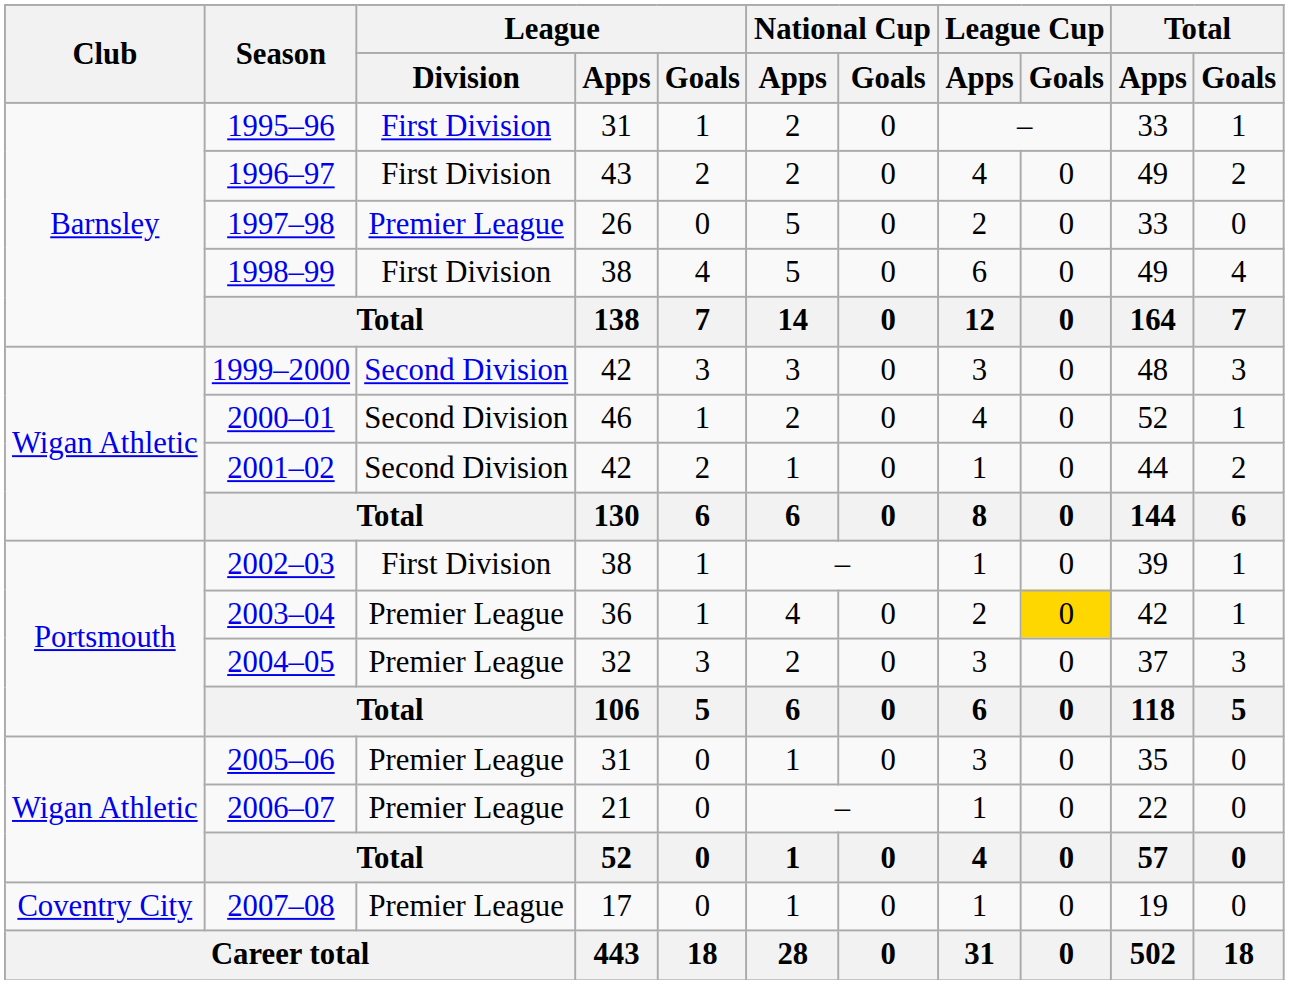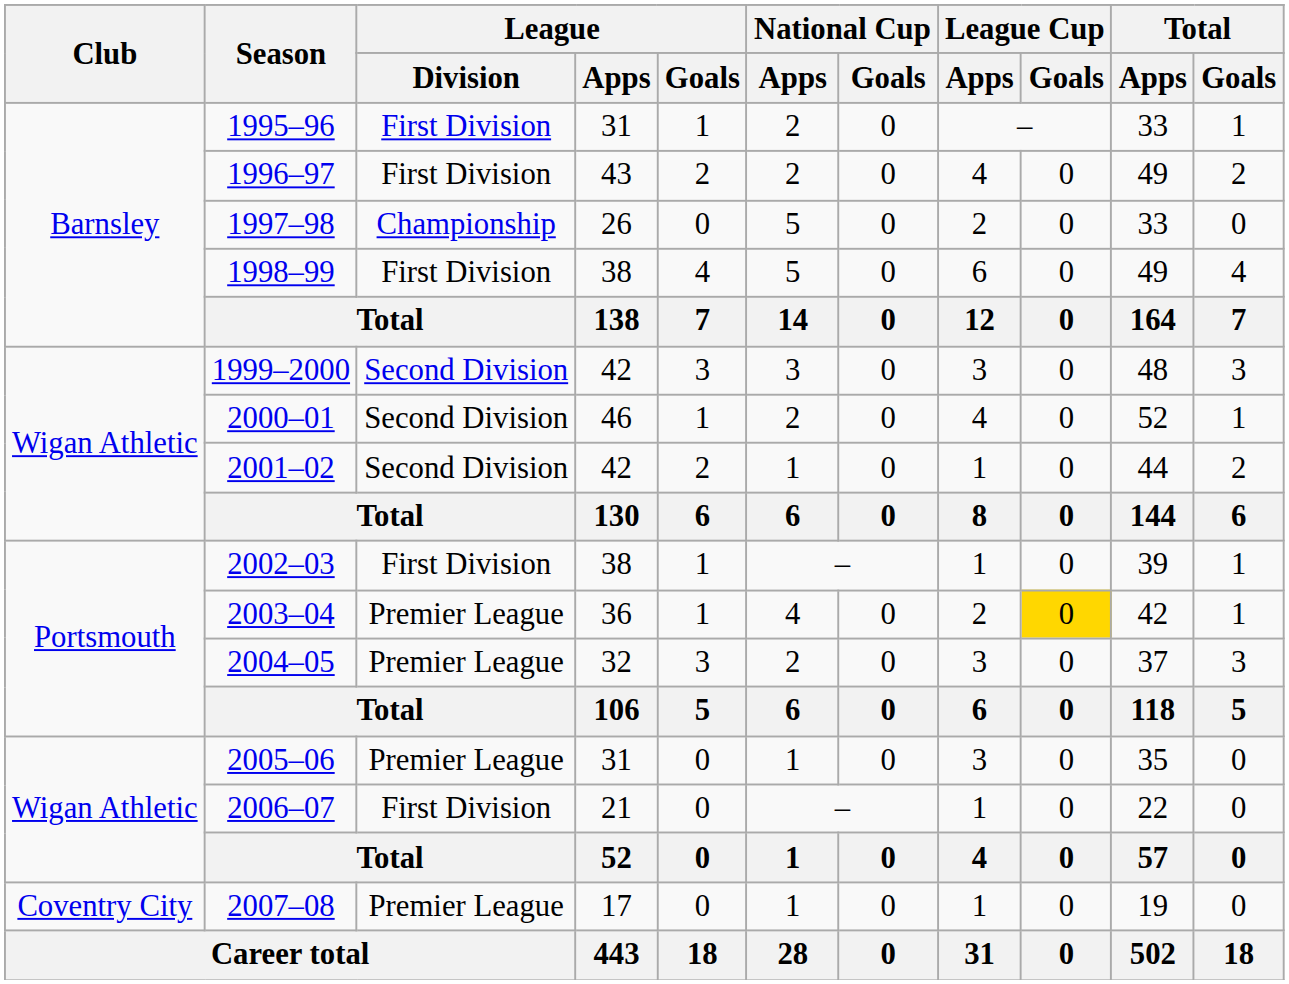(466, 223) Premier League -> (466, 223) Championship
(466, 808) Premier League -> (466, 808) First Division
